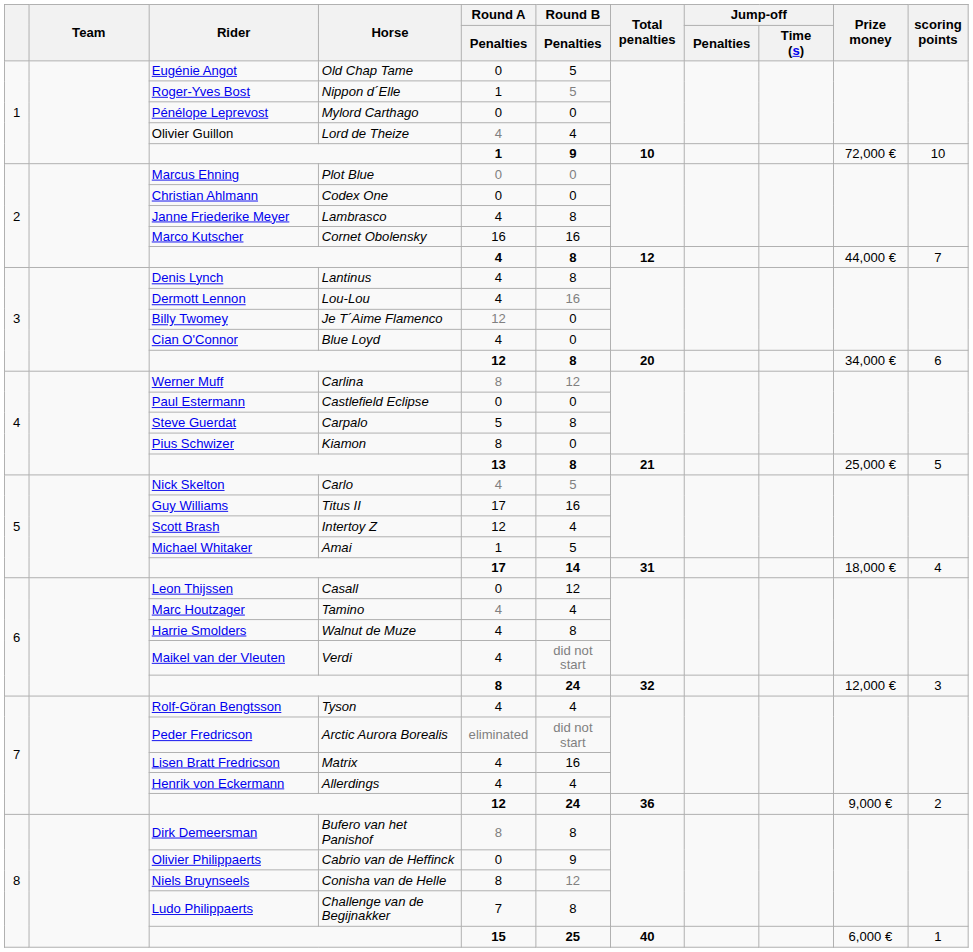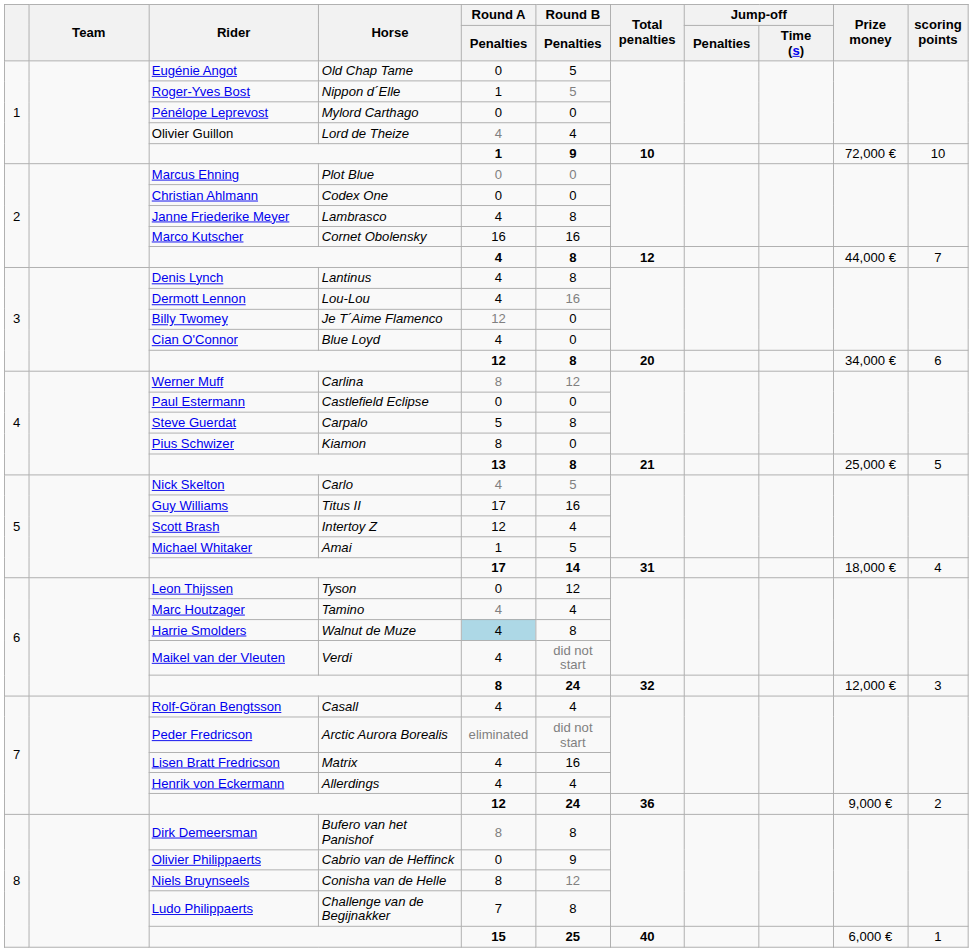(340, 589) Casall -> (339, 589) Tyson
(498, 630) no background -> (498, 630) lightblue background
(339, 707) Tyson -> (340, 707) Casall
